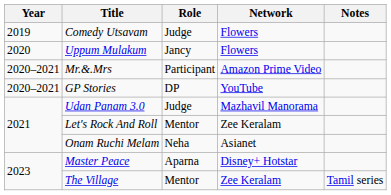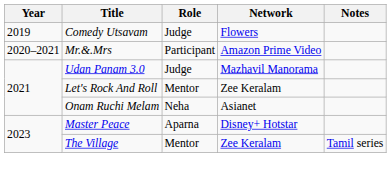- row: (106, 50)
- row: (90, 87)
